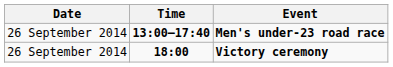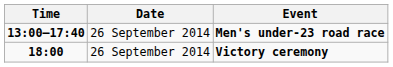columns swapped: (67, 14) <-> (171, 14)
